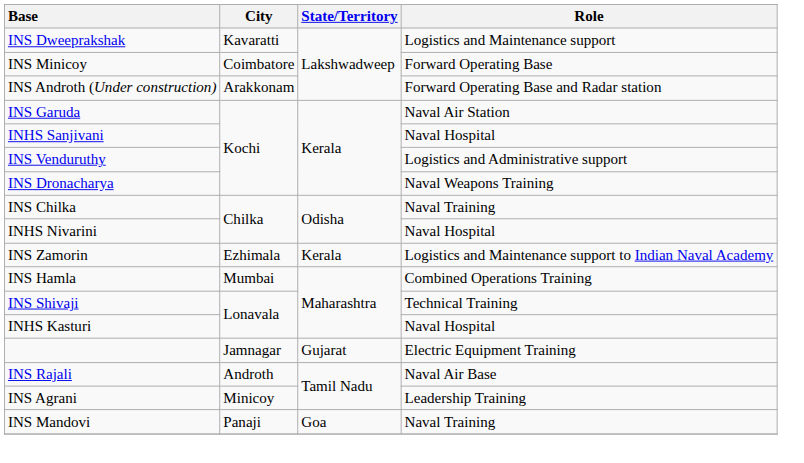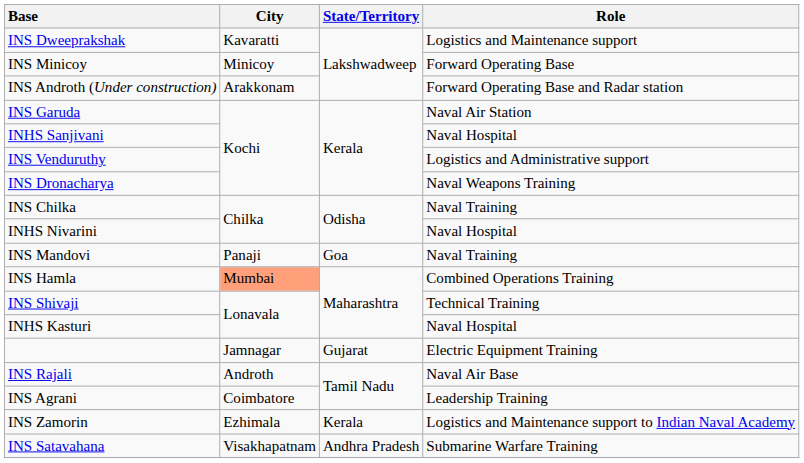(259, 64) Coimbatore -> (249, 64) Minicoy
rows swapped: (49, 421) <-> (48, 254)
(249, 278) no background -> (249, 278) lightsalmon background
(249, 398) Minicoy -> (259, 398) Coimbatore
+ row: (56, 445)
